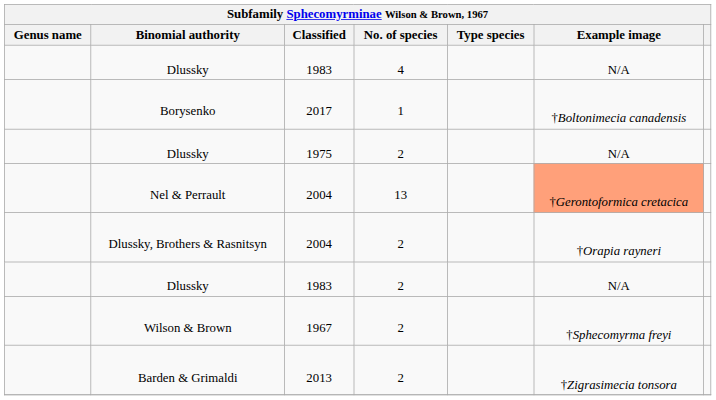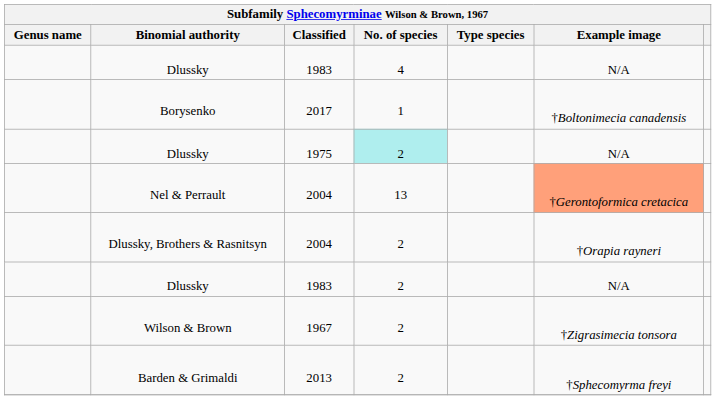(401, 153) no background -> (401, 153) paleturquoise background
(619, 335) †Sphecomyrma freyi -> (619, 335) †Zigrasimecia tonsora
(619, 384) †Zigrasimecia tonsora -> (619, 384) †Sphecomyrma freyi
